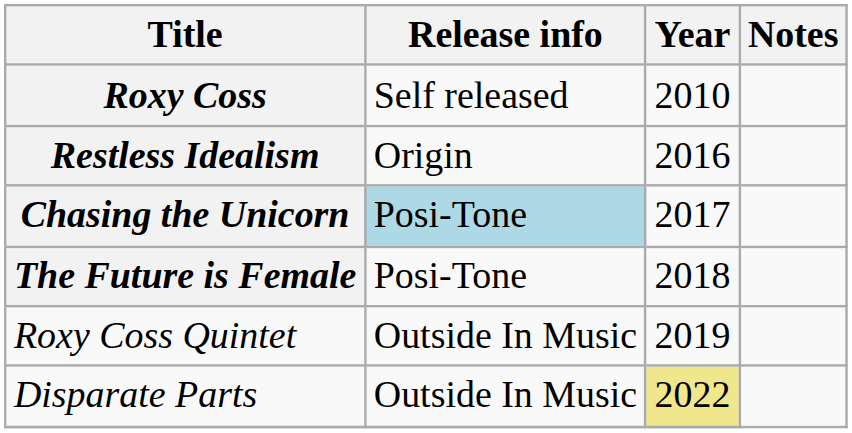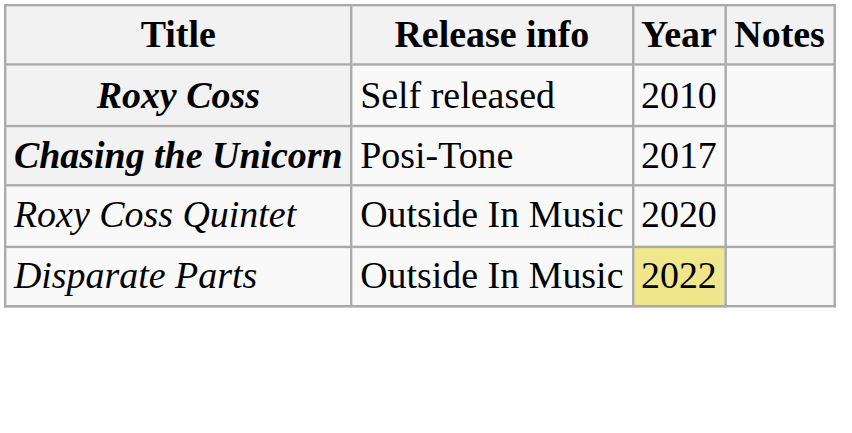- row: (185, 154)
(450, 214) lightblue background -> (437, 154) no background
- row: (185, 275)
(692, 335) 2019 -> (679, 214) 2020
